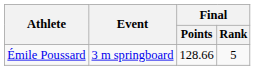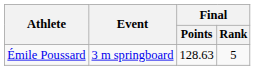(197, 55) 128.66 -> (197, 55) 128.63
